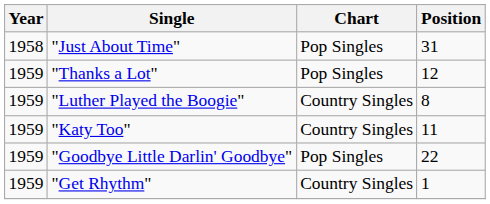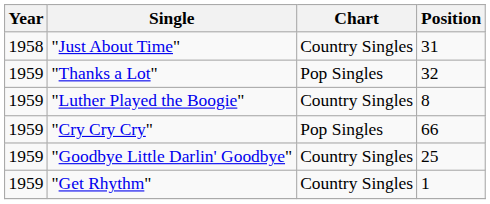(342, 45) Pop Singles -> (357, 45) Country Singles
(430, 73) 12 -> (430, 73) 32
- row: (91, 128)
+ row: (102, 128)
(342, 156) Pop Singles -> (357, 156) Country Singles
(430, 156) 22 -> (430, 156) 25
